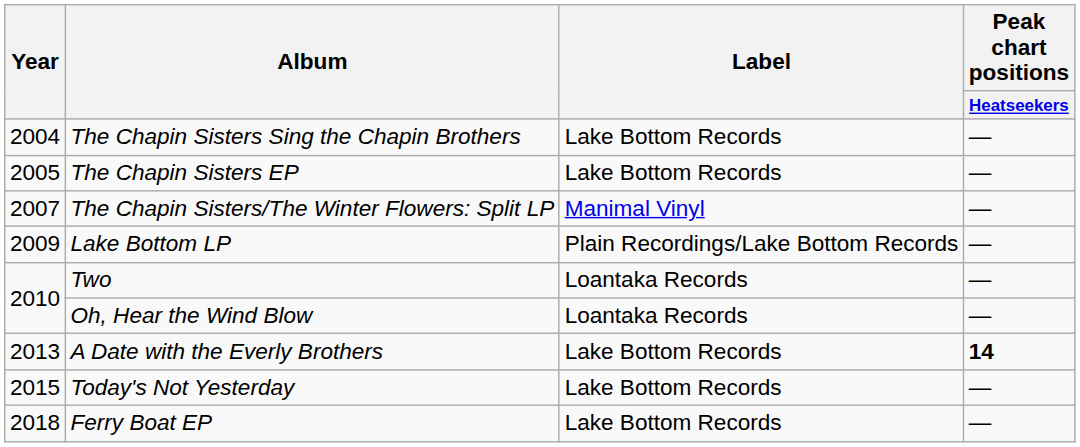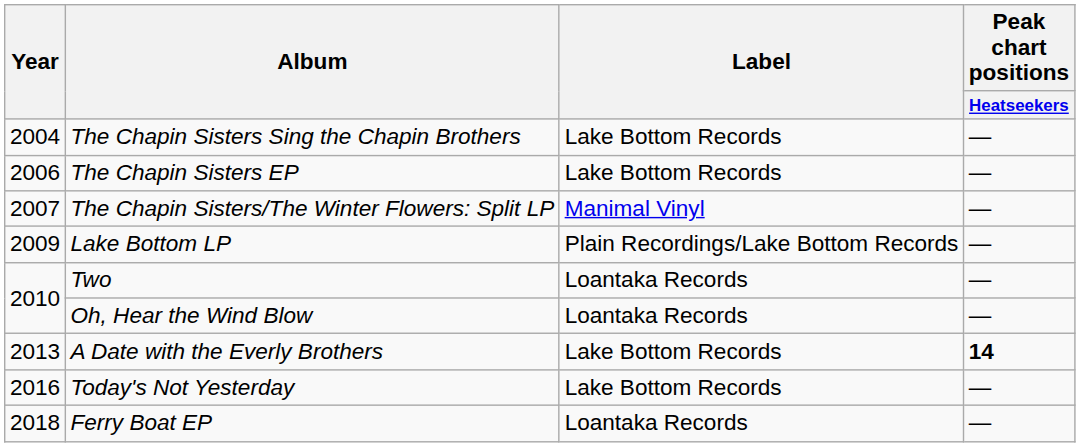(35, 172) 2005 -> (35, 172) 2006
(35, 387) 2015 -> (35, 387) 2016
(673, 423) Lake Bottom Records -> (656, 423) Loantaka Records
